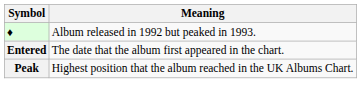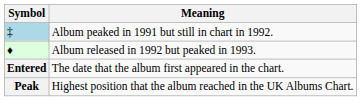+ row: (10, 31)
